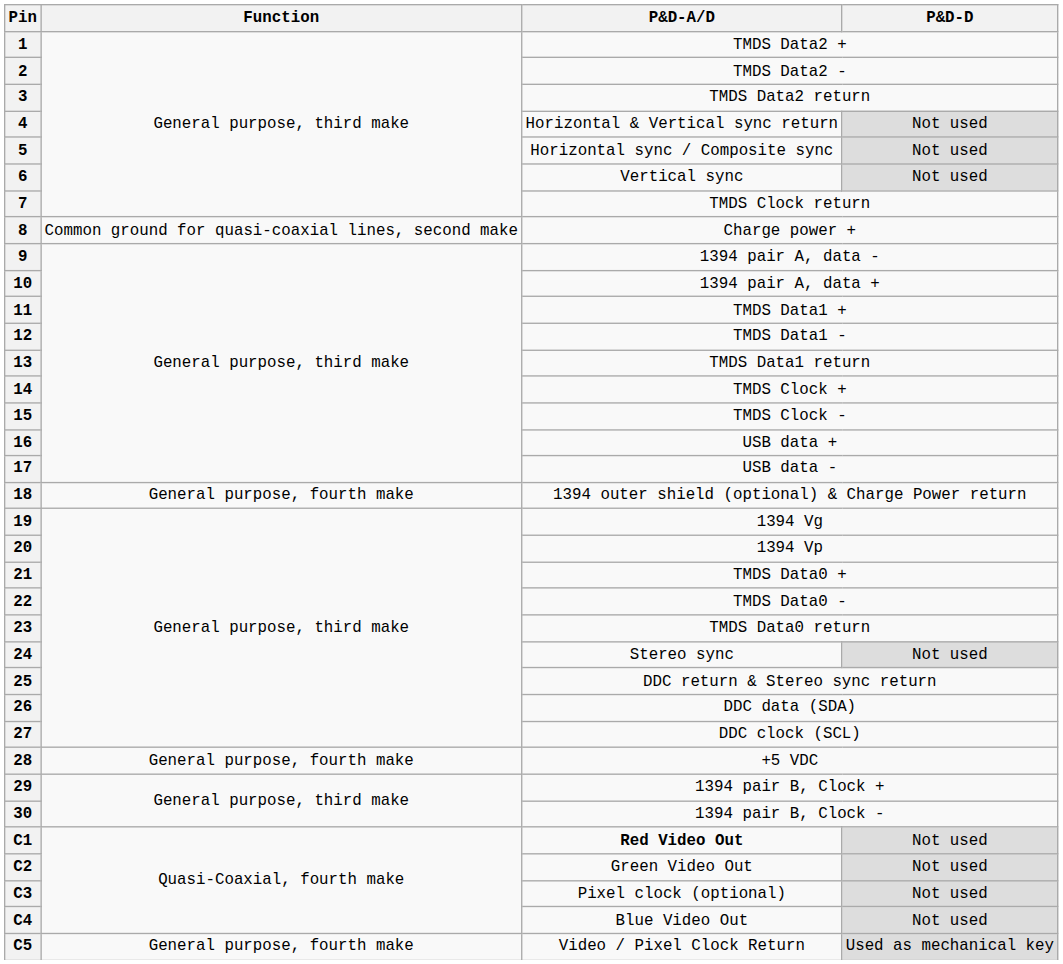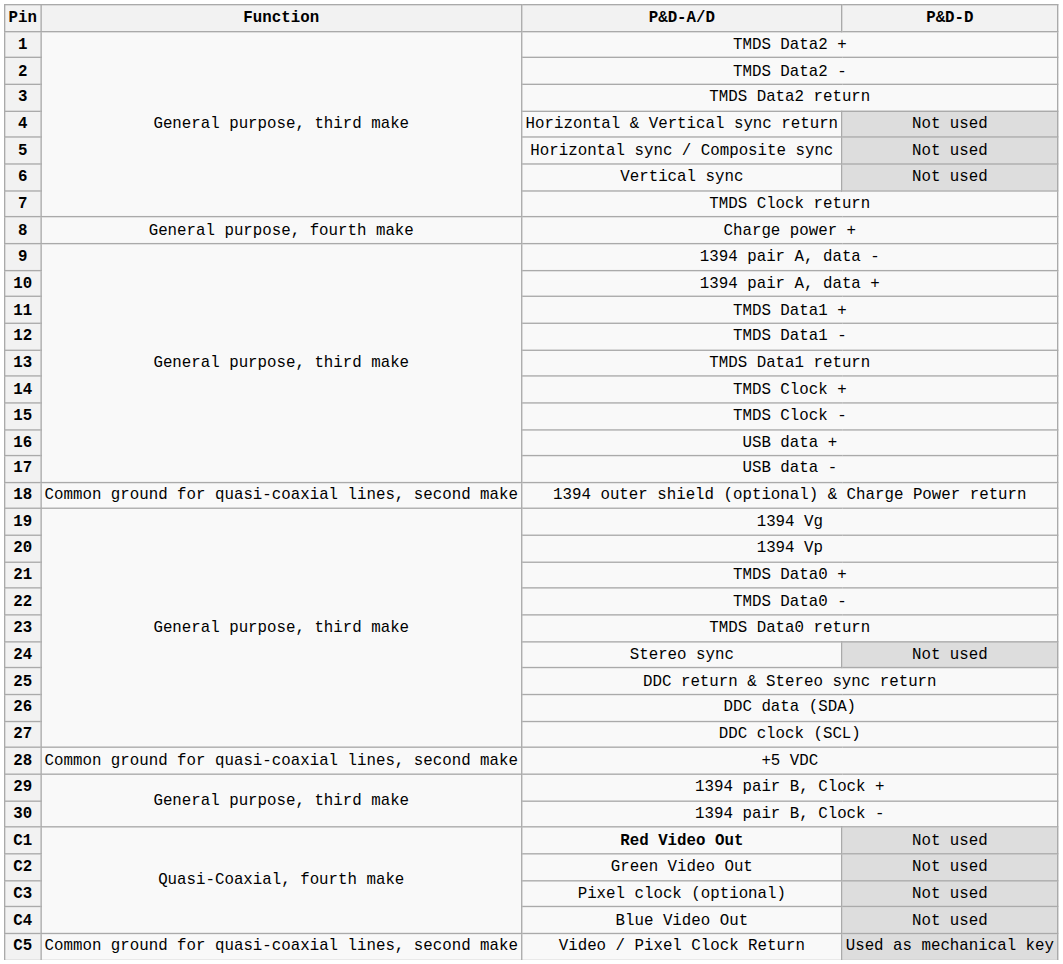(281, 230) Common ground for quasi-coaxial lines, second make -> (281, 230) General purpose, fourth make
(281, 495) General purpose, fourth make -> (281, 495) Common ground for quasi-coaxial lines, second make
(281, 761) General purpose, fourth make -> (281, 761) Common ground for quasi-coaxial lines, second make
(281, 946) General purpose, fourth make -> (281, 946) Common ground for quasi-coaxial lines, second make
